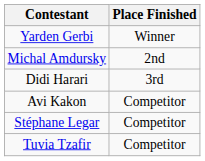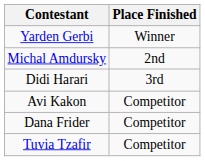+ row: (57, 123)
- row: (57, 123)
